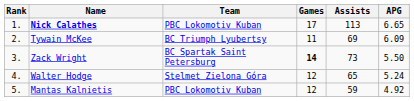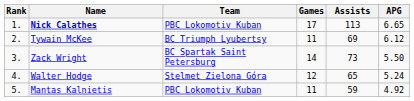(394, 39) 6.09 -> (394, 39) 6.12
(311, 57) bold -> (311, 57) normal
(311, 90) 12 -> (311, 90) 11
